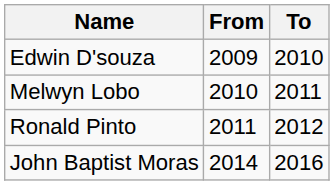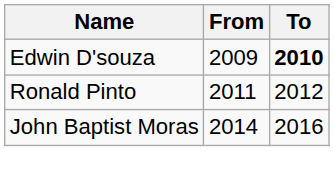(299, 57) normal -> (299, 57) bold
- row: (75, 92)
